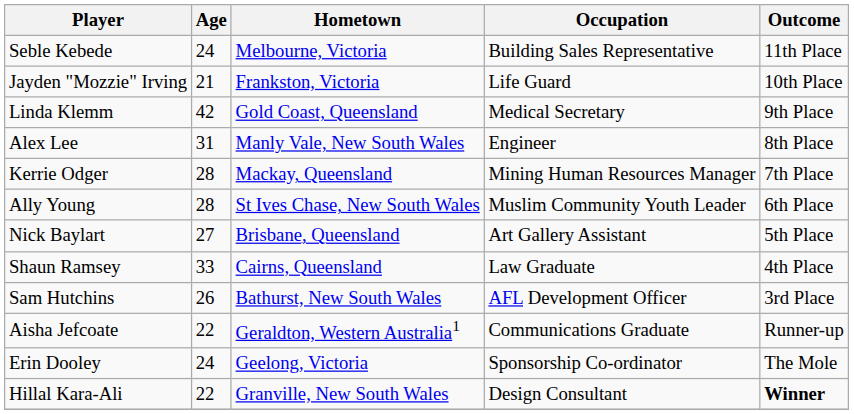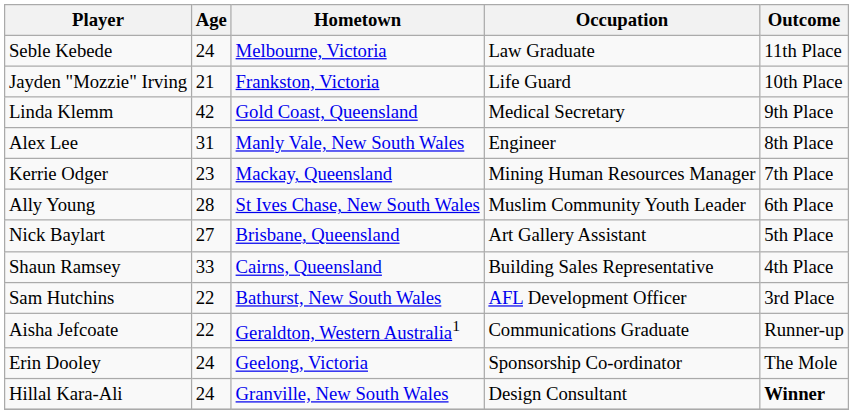(601, 50) Building Sales Representative -> (542, 50) Law Graduate
(205, 174) 28 -> (205, 174) 23
(542, 266) Law Graduate -> (601, 266) Building Sales Representative
(205, 297) 26 -> (205, 297) 22
(205, 393) 22 -> (205, 393) 24
